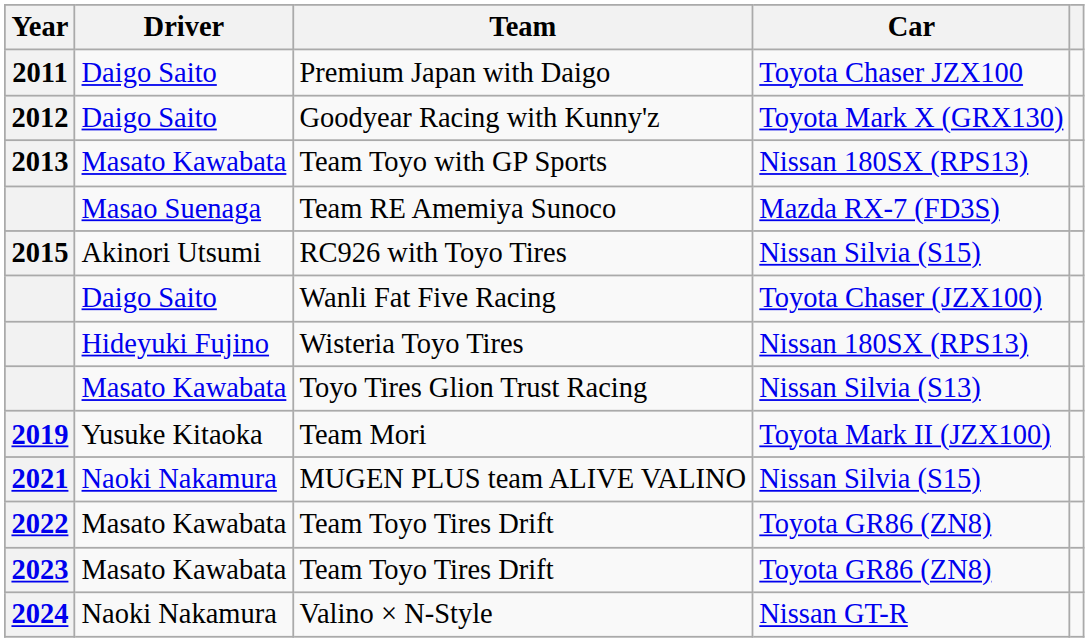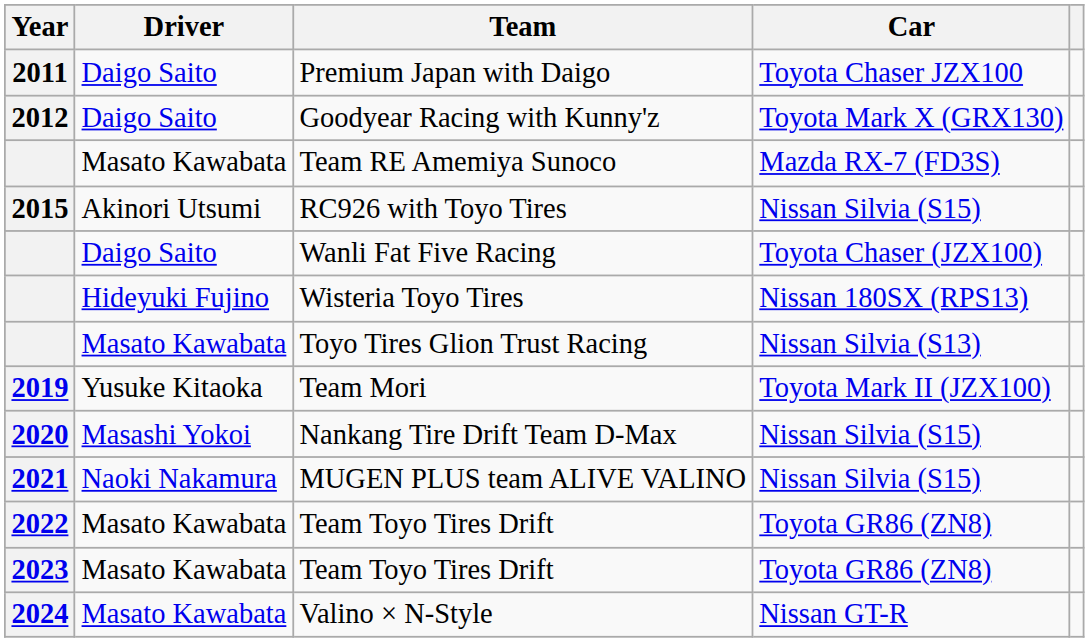- row: (40, 162)
(171, 207) Masao Suenaga -> (184, 162) Masato Kawabata
+ row: (40, 433)
(179, 614) Naoki Nakamura -> (184, 614) Masato Kawabata
